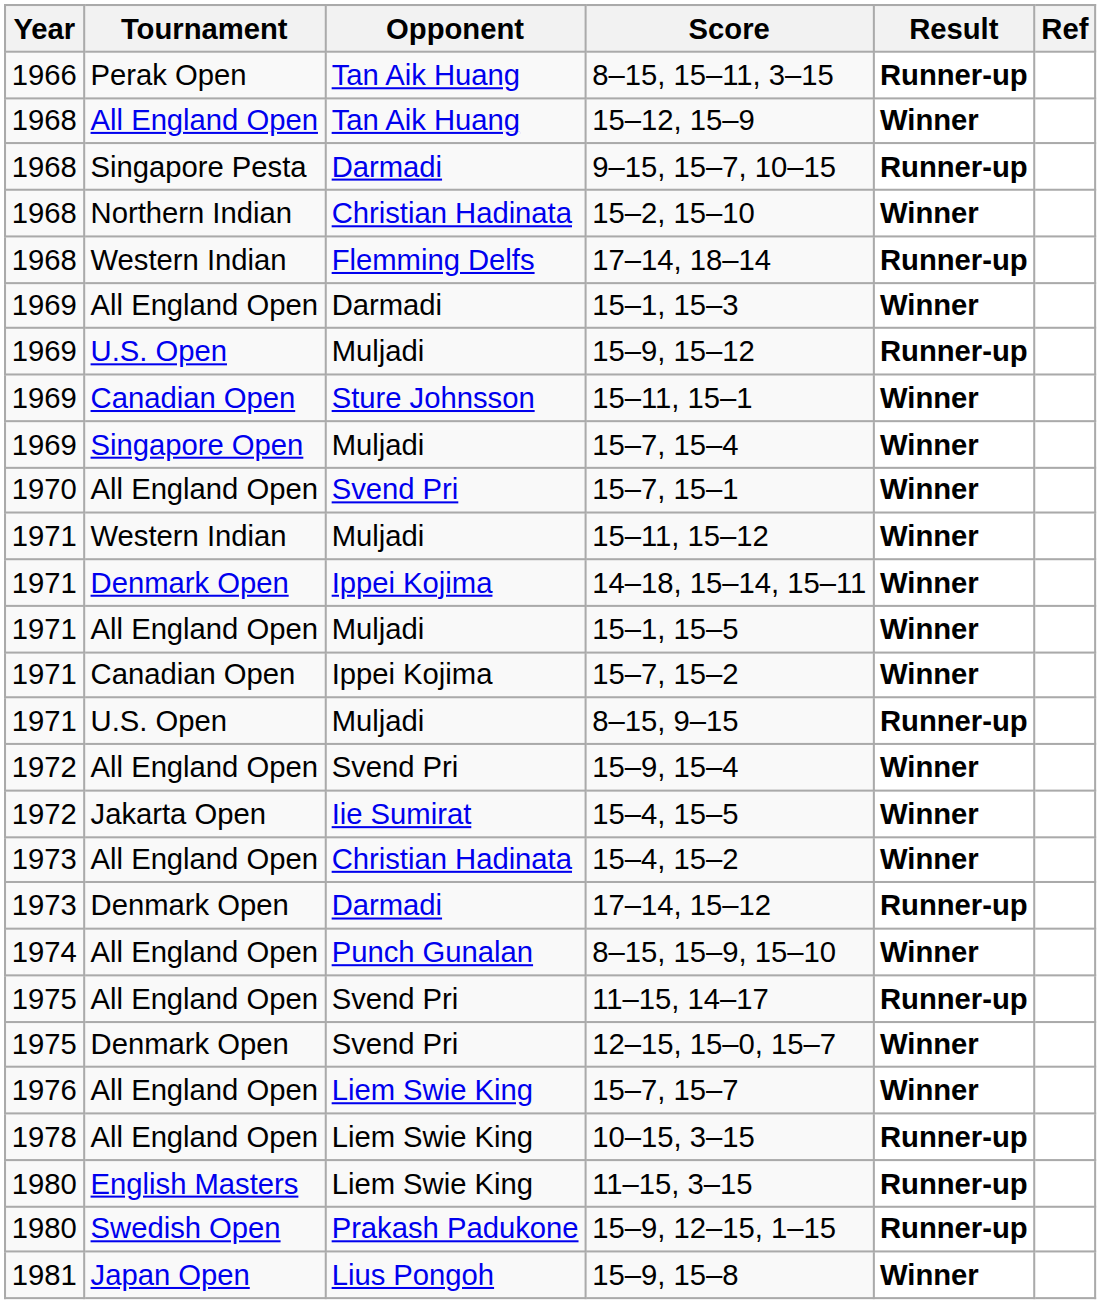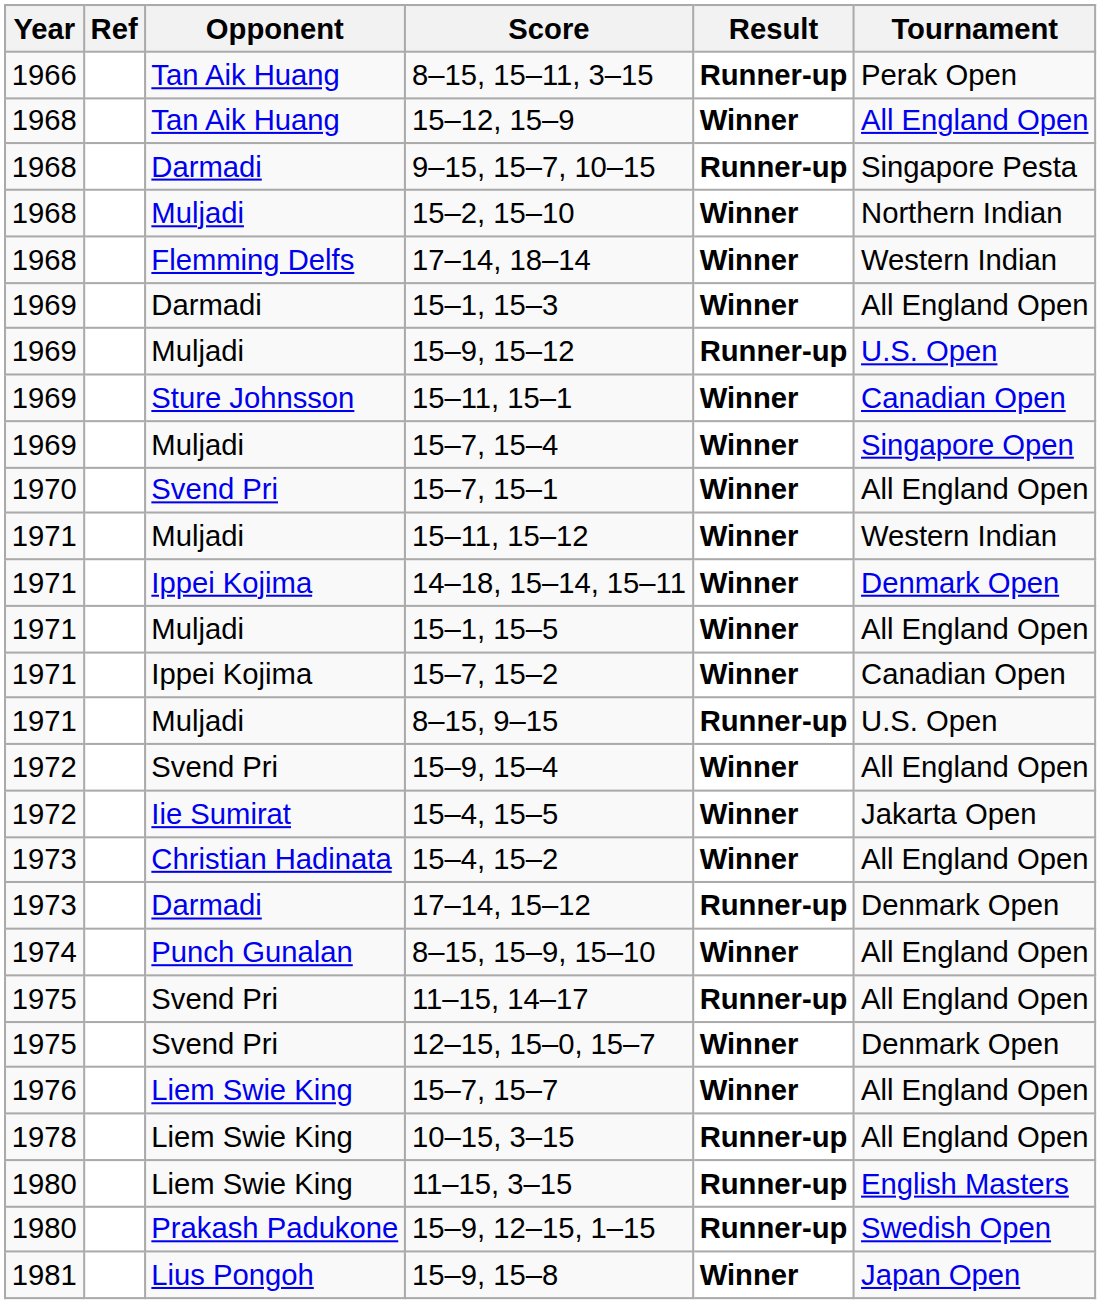columns swapped: (204, 28) <-> (1065, 28)
(452, 213) Christian Hadinata -> (198, 213) Muljadi
(954, 259) Runner-up -> (749, 259) Winner
